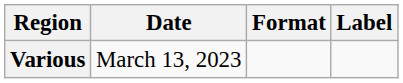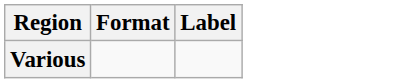- column: (169, 22)
